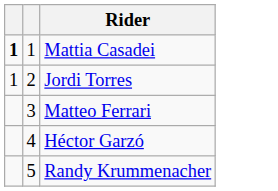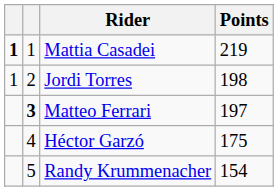+ column: (244, 19)
(31, 110) normal -> (31, 110) bold
